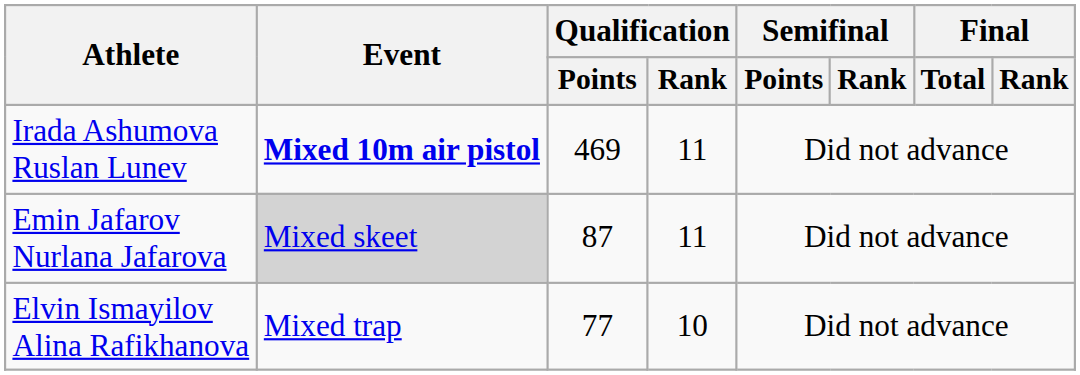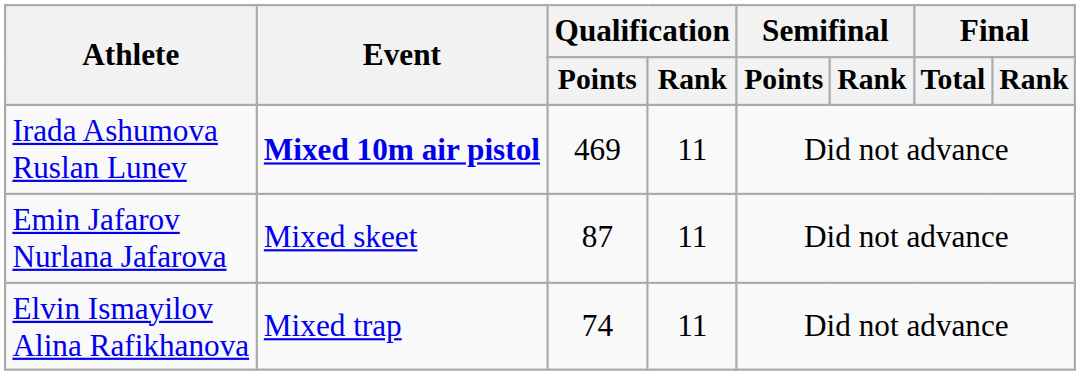(341, 237) lightgrey background -> (341, 237) no background
(597, 326) 77 -> (597, 326) 74
(692, 326) 10 -> (692, 326) 11
